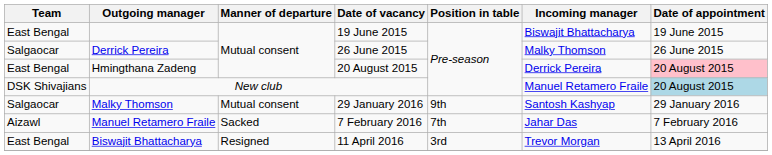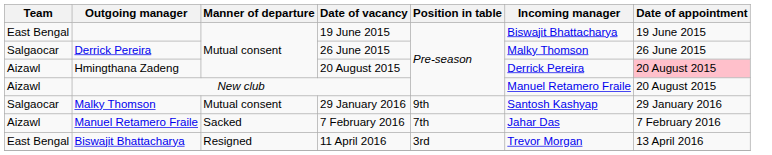(38, 68) East Bengal -> (24, 68) Aizawl
(47, 86) DSK Shivajians -> (24, 86) Aizawl
(694, 86) lightblue background -> (676, 86) no background
